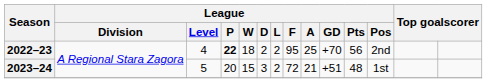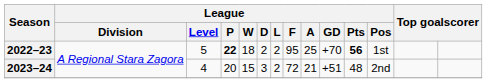(204, 50) 4 -> (204, 50) 5
(356, 50) normal -> (356, 50) bold
(381, 50) 2nd -> (381, 50) 1st
(204, 68) 5 -> (204, 68) 4
(381, 68) 1st -> (381, 68) 2nd
